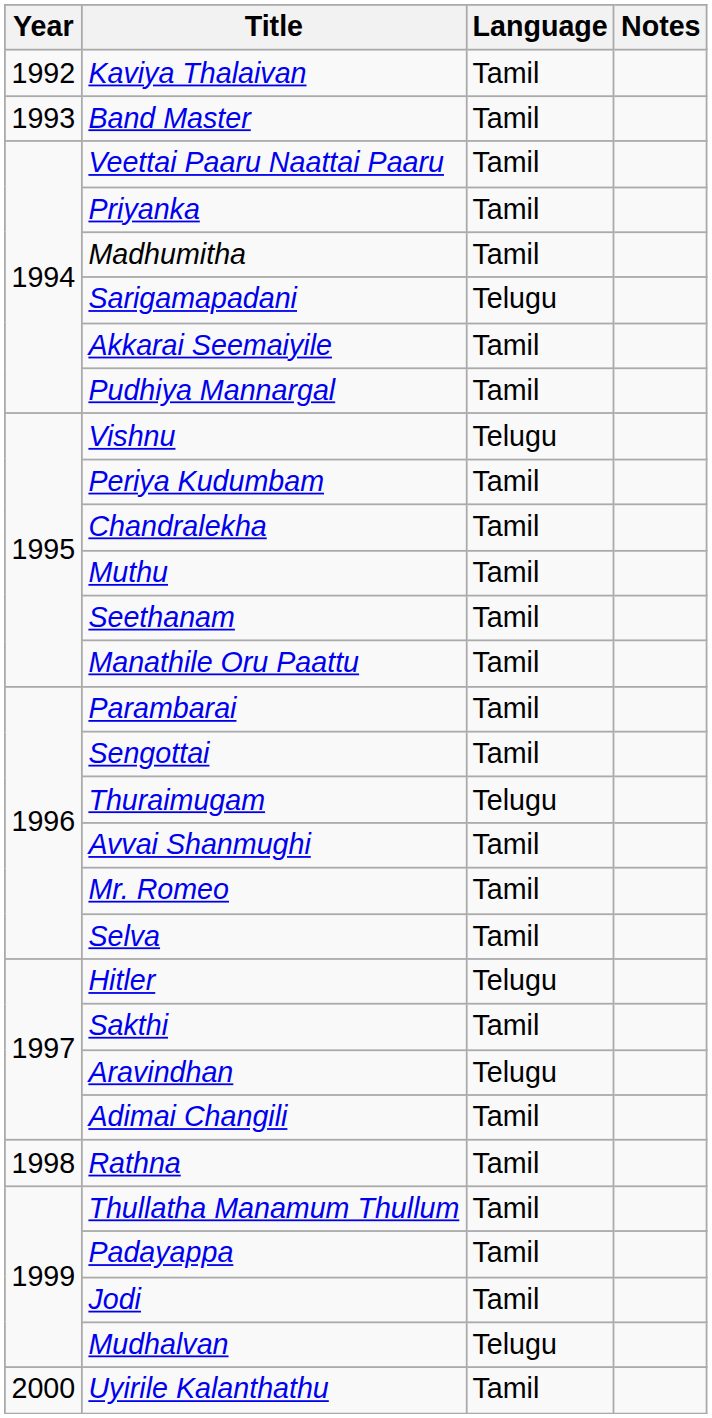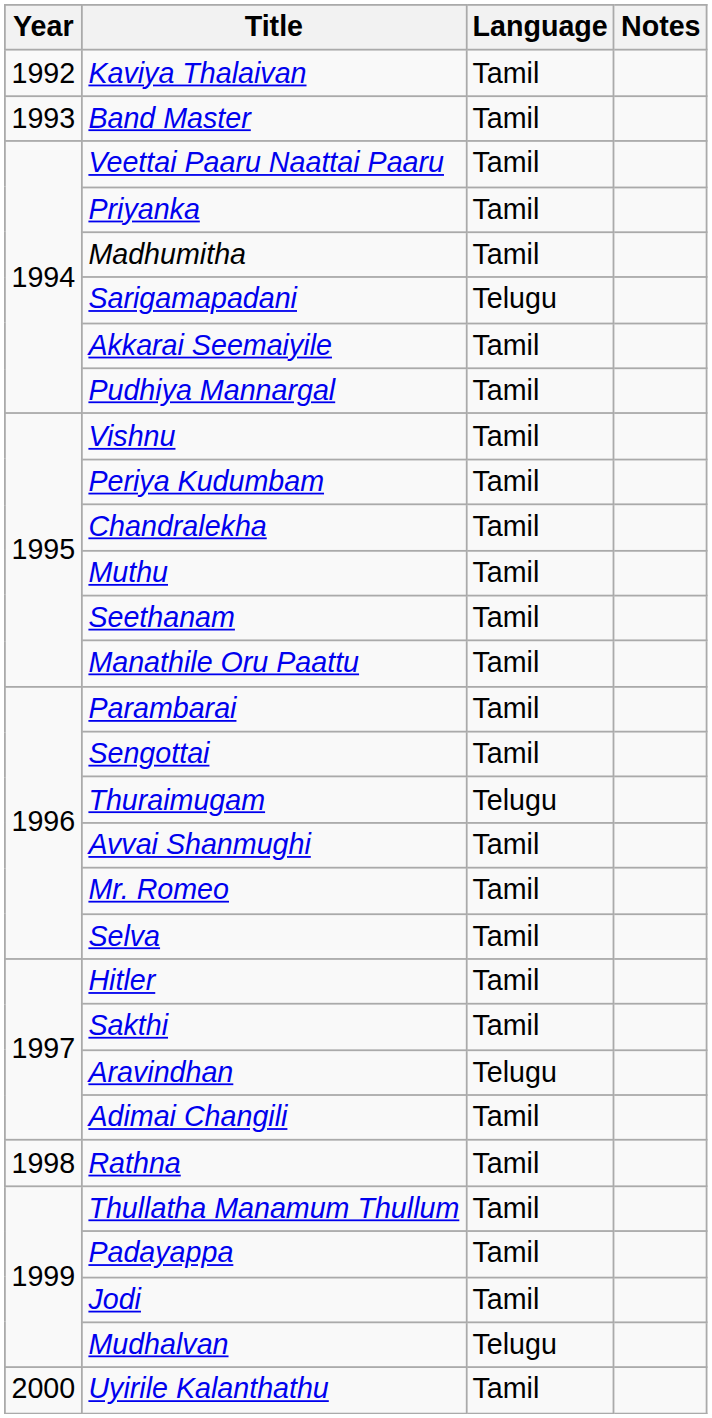(515, 436) Telugu -> (506, 436) Tamil
(515, 981) Telugu -> (506, 981) Tamil
